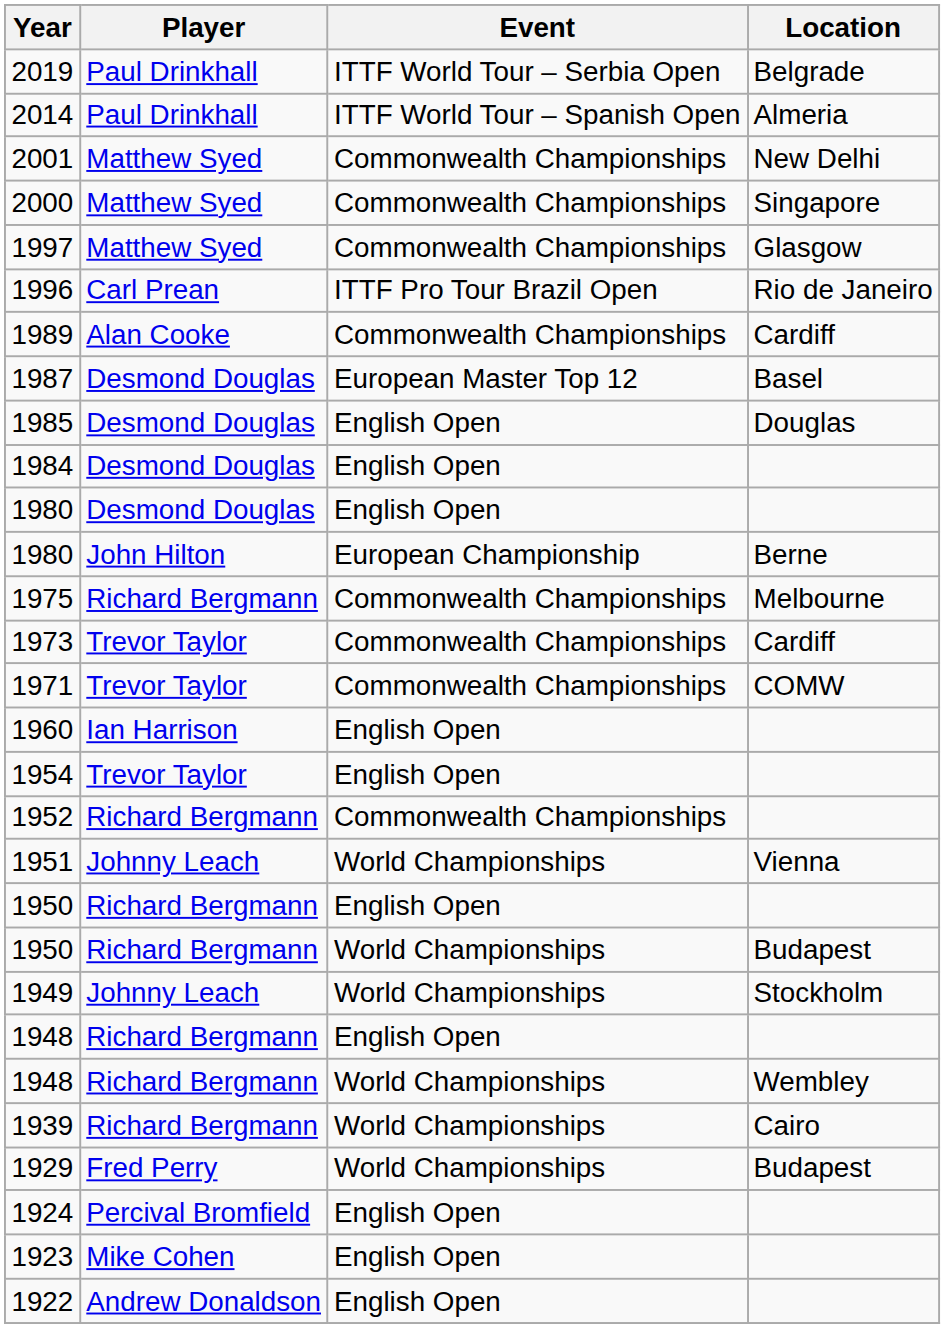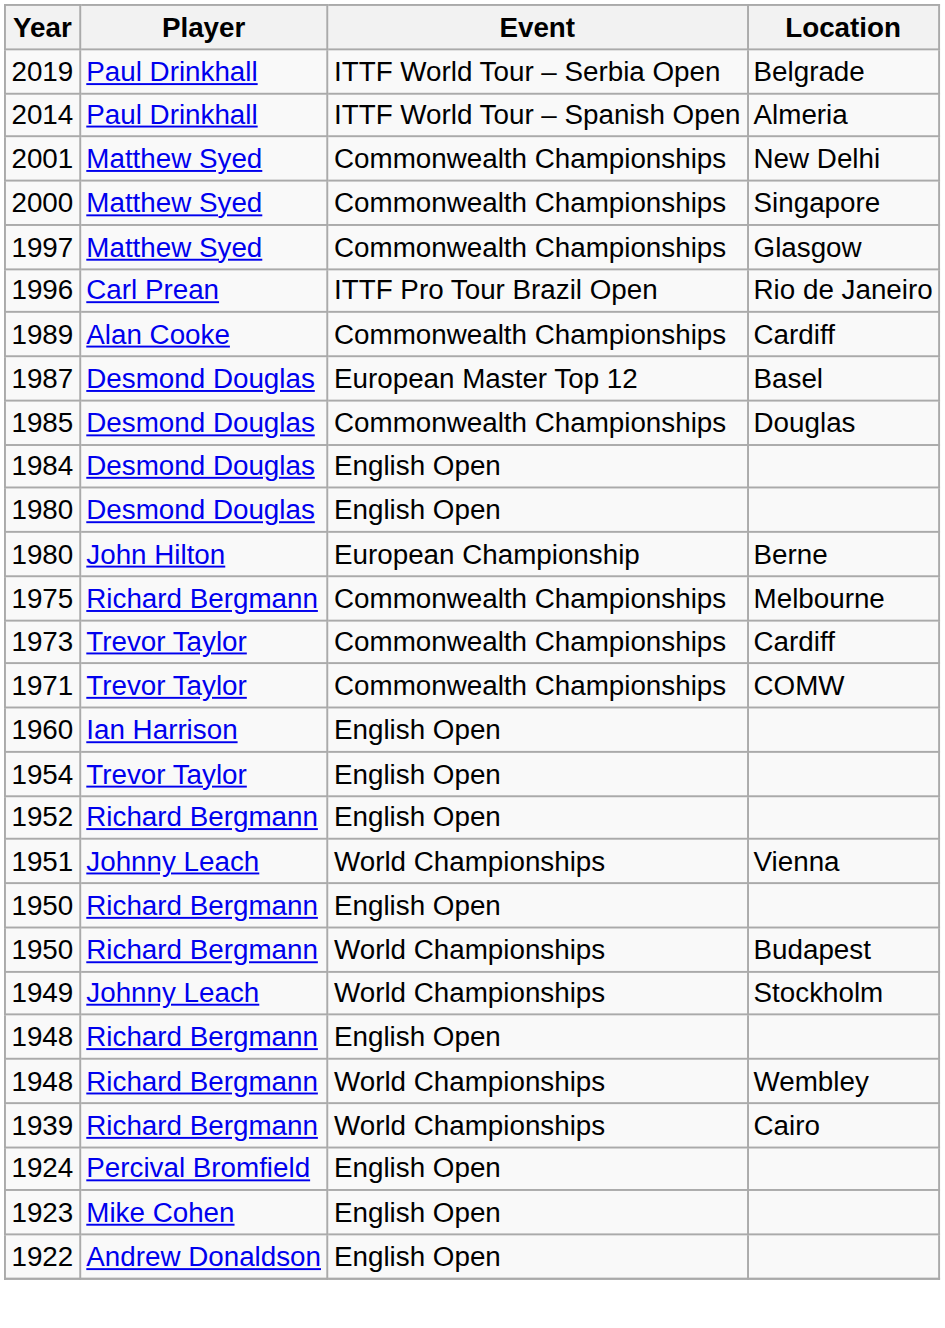(417, 422) English Open -> (530, 422) Commonwealth Championships
(530, 818) Commonwealth Championships -> (417, 818) English Open
- row: (42, 1169)
